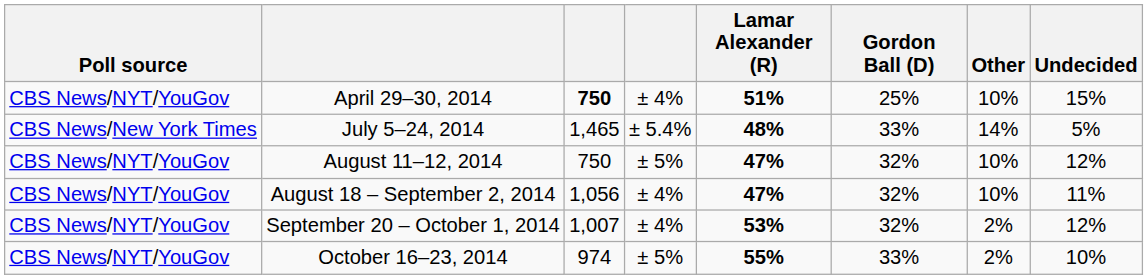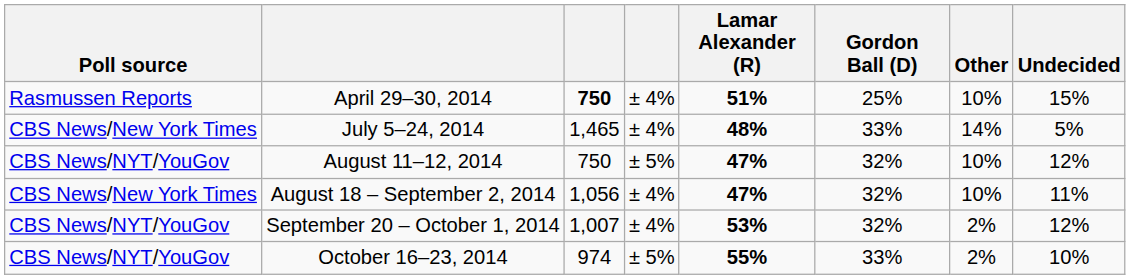(119, 97) CBS News/NYT/YouGov -> (101, 97) Rasmussen Reports
(660, 129) ± 5.4% -> (652, 129) ± 4%
(119, 193) CBS News/NYT/YouGov -> (133, 193) CBS News/New York Times
